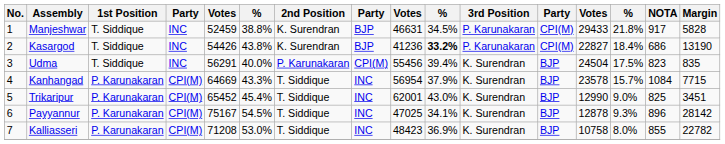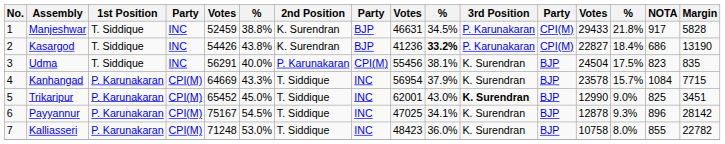(442, 63) 39.4% -> (442, 63) 38.1%
(257, 97) 45.4% -> (257, 97) 45.0%
(494, 97) normal -> (496, 97) bold
(222, 131) 71208 -> (222, 131) 71248
(442, 131) 36.9% -> (442, 131) 36.0%
